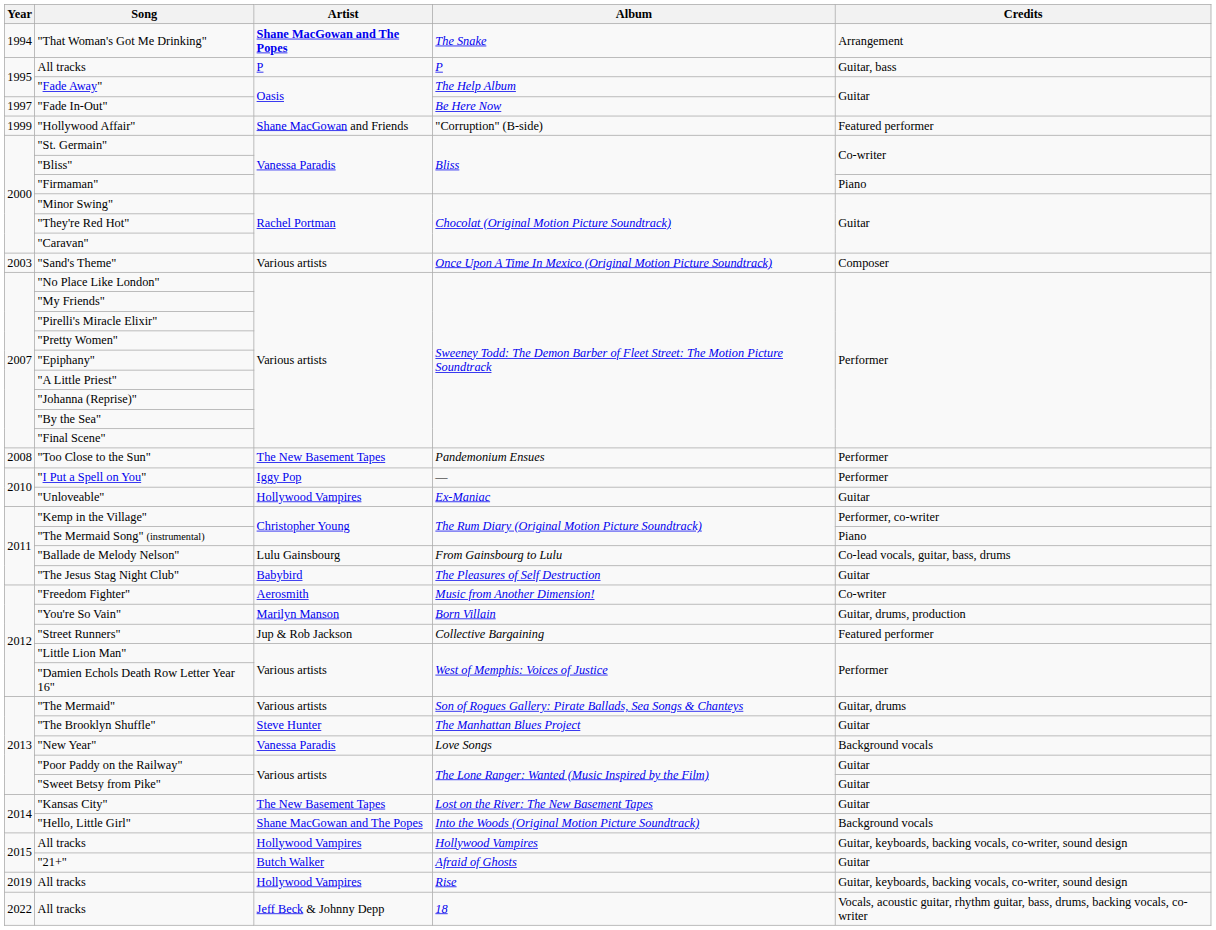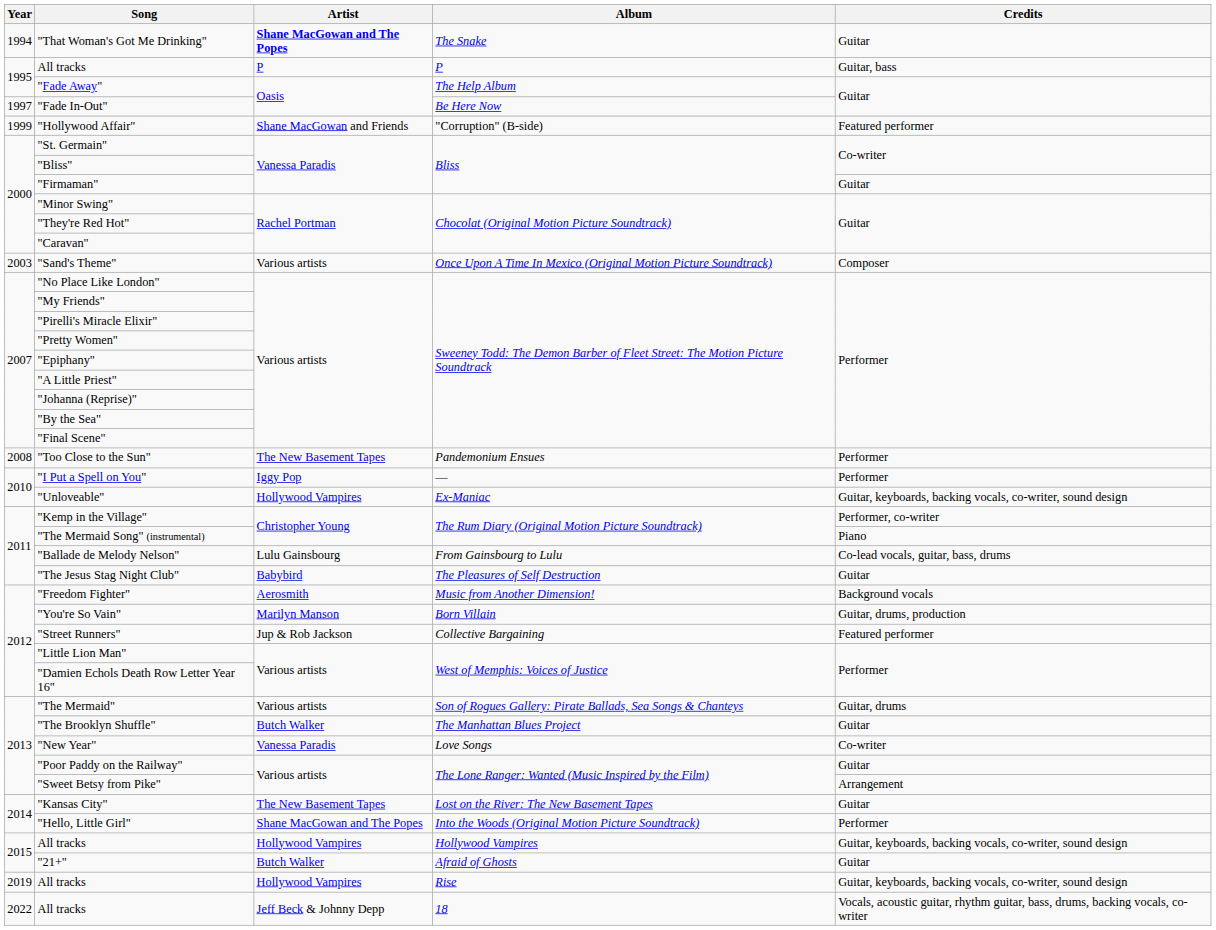(871, 40) Arrangement -> (854, 40) Guitar
(852, 184) Piano -> (854, 184) Guitar
(854, 497) Guitar -> (983, 497) Guitar, keyboards, backing vocals, co-writer, sound design
(862, 594) Co-writer -> (886, 594) Background vocals
(289, 725) Steve Hunter -> (290, 725) Butch Walker
(886, 745) Background vocals -> (862, 745) Co-writer
(854, 784) Guitar -> (871, 784) Arrangement
(886, 823) Background vocals -> (863, 823) Performer
